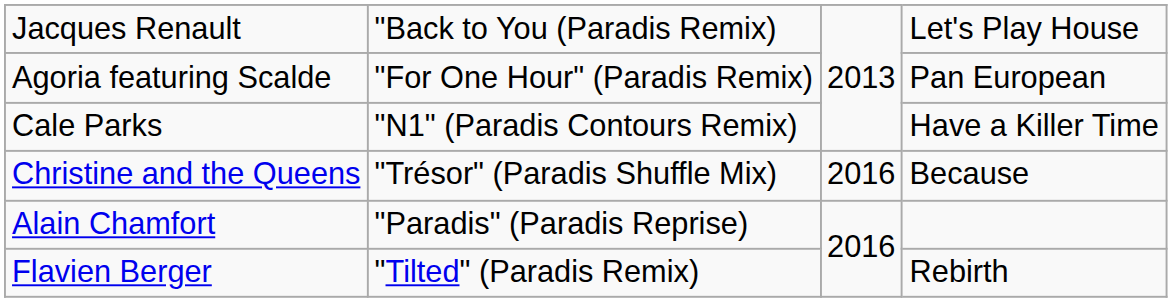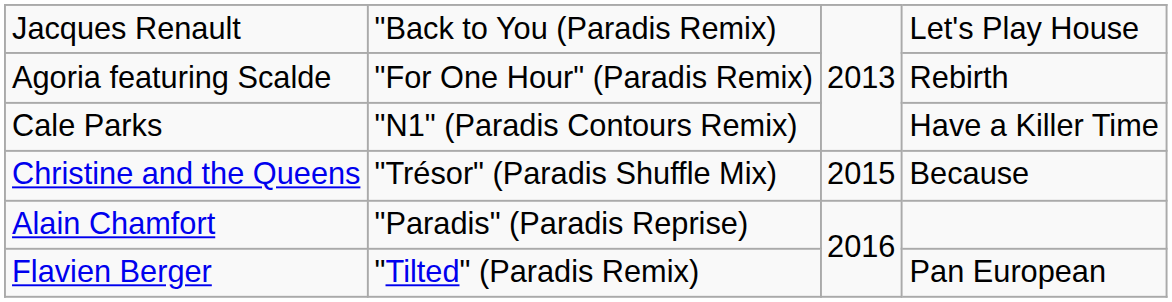(1008, 77) Pan European -> (959, 77) Rebirth
(861, 175) 2016 -> (861, 175) 2015
(959, 272) Rebirth -> (1008, 272) Pan European
